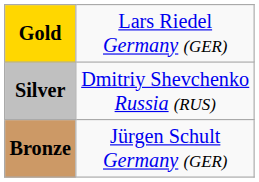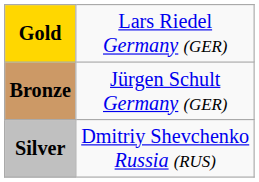rows swapped: (40, 90) <-> (40, 147)
